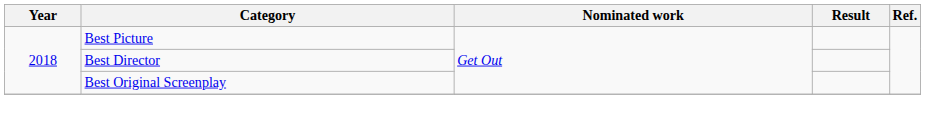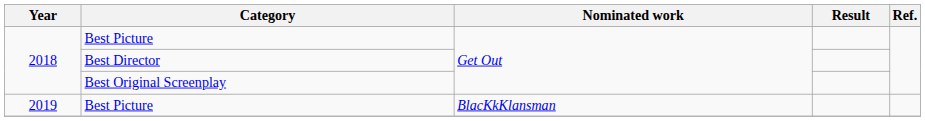+ row: (43, 104)
